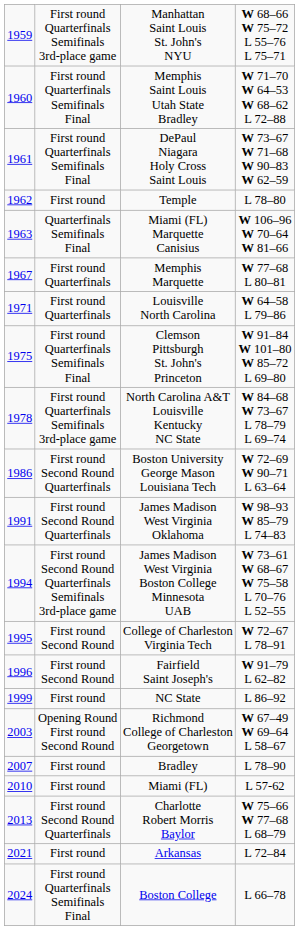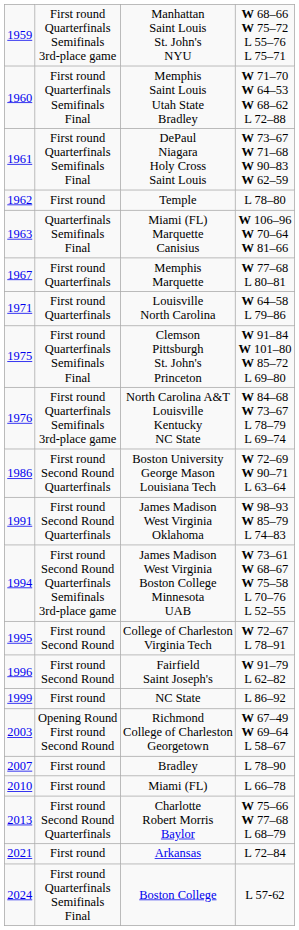(20, 418) 1978 -> (20, 418) 1976
(265, 786) L 57-62 -> (265, 786) L 66–78
(265, 894) L 66–78 -> (265, 894) L 57-62
